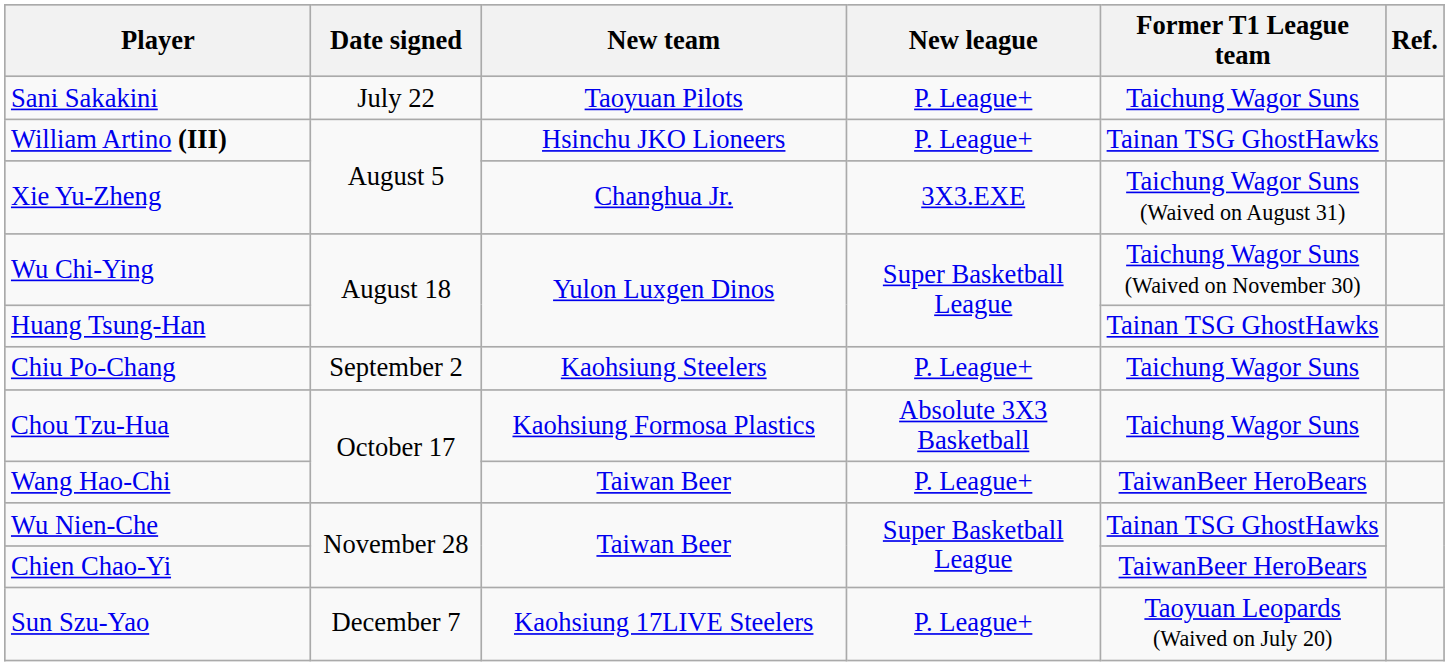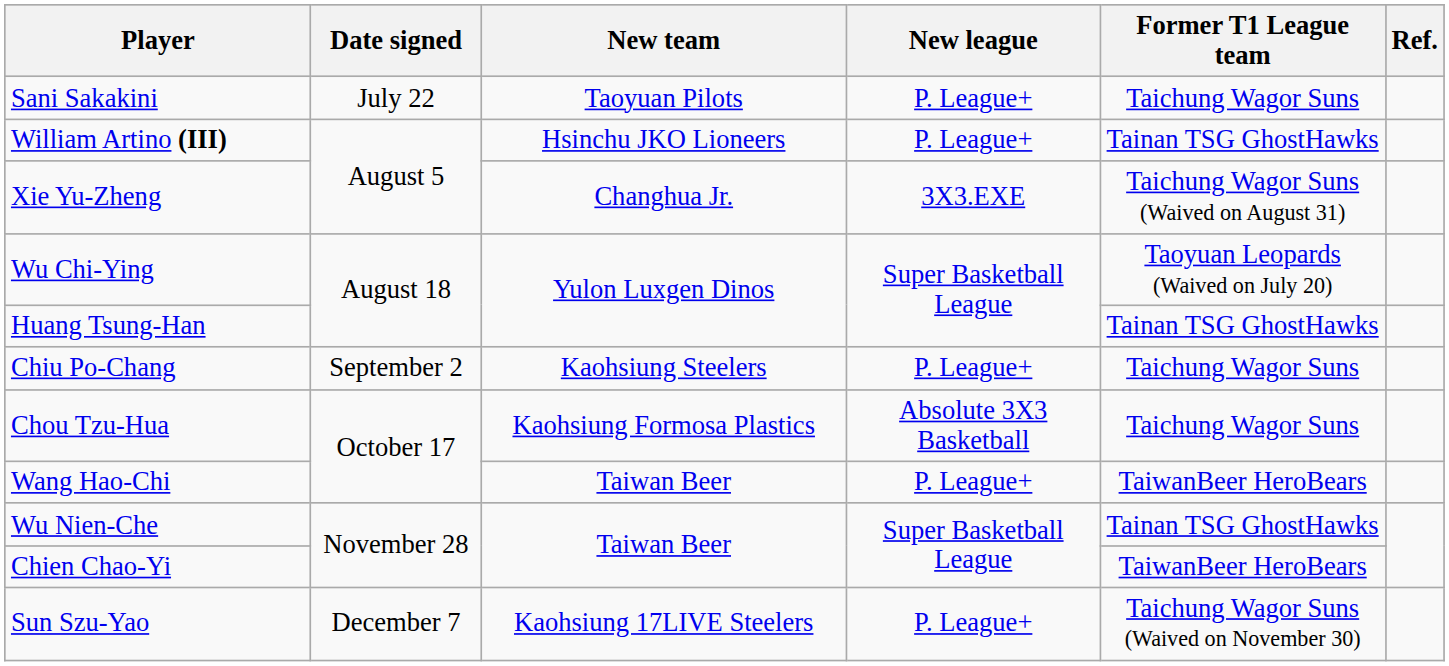(1243, 268) Taichung Wagor Suns (Waived on November 30) -> (1243, 268) Taoyuan Leopards (Waived on July 20)
(1243, 623) Taoyuan Leopards (Waived on July 20) -> (1243, 623) Taichung Wagor Suns (Waived on November 30)
